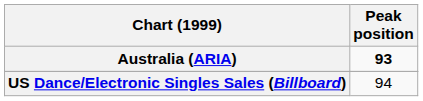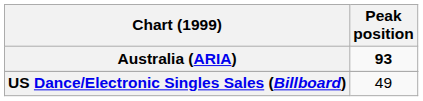(383, 83) 94 -> (383, 83) 49
